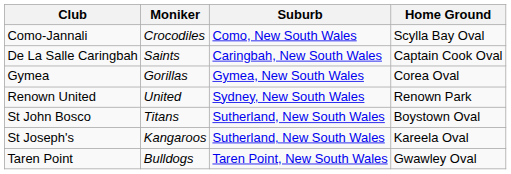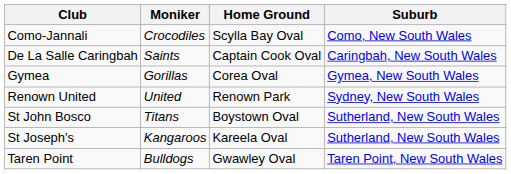columns swapped: (448, 14) <-> (300, 14)
